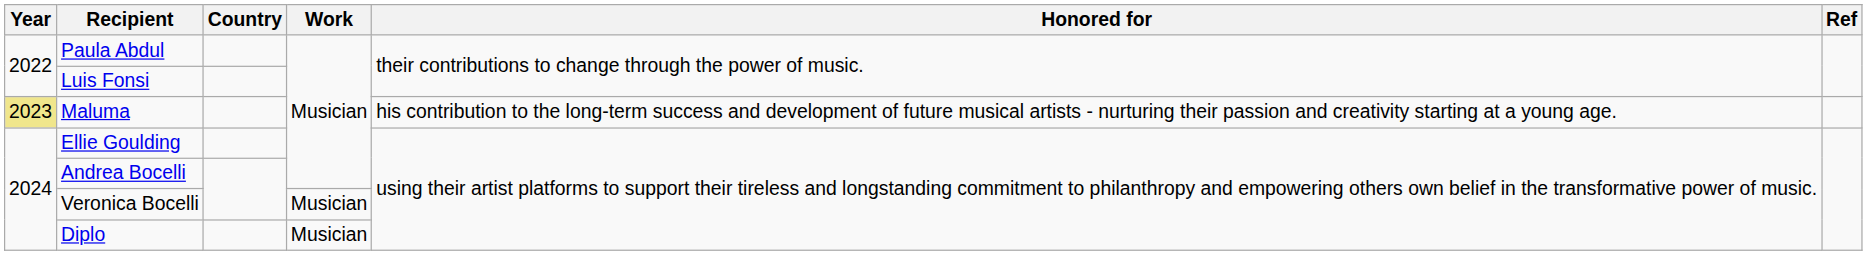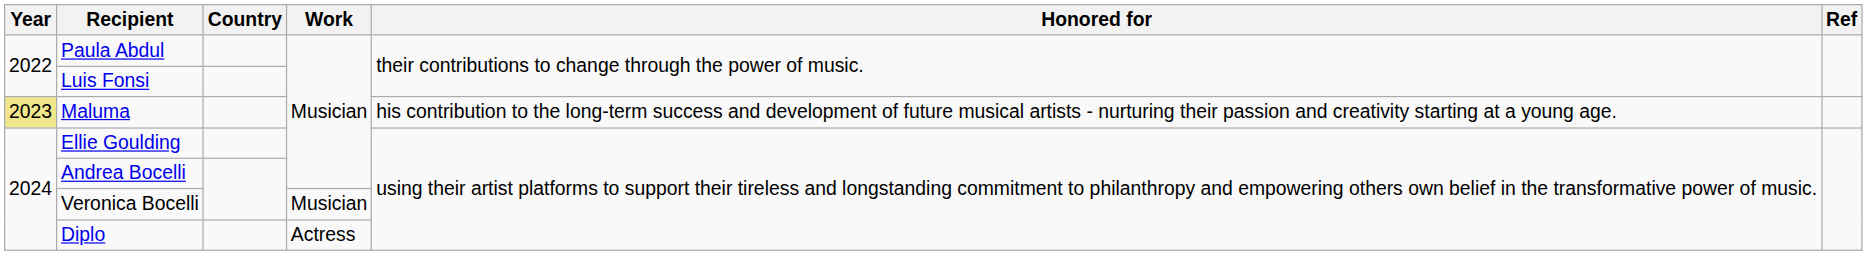(329, 234) Musician -> (323, 234) Actress
